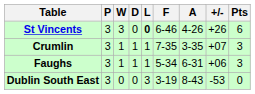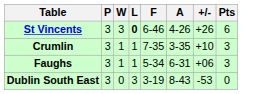- column: (135, 13)
(217, 47) +07 -> (205, 47) +10
